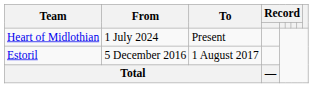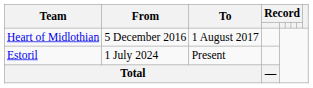(131, 37) 1 July 2024 -> (145, 37) 5 December 2016
(209, 37) Present -> (225, 37) 1 August 2017
(145, 55) 5 December 2016 -> (131, 55) 1 July 2024
(225, 55) 1 August 2017 -> (209, 55) Present
